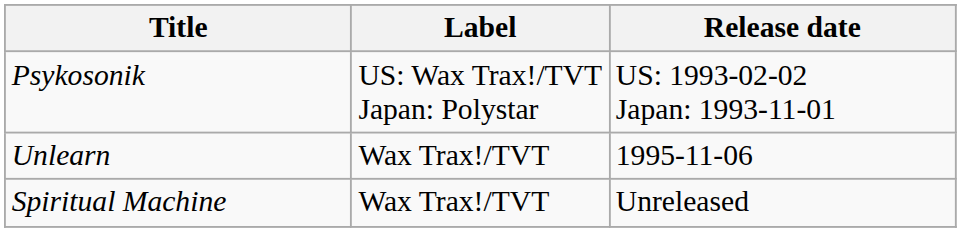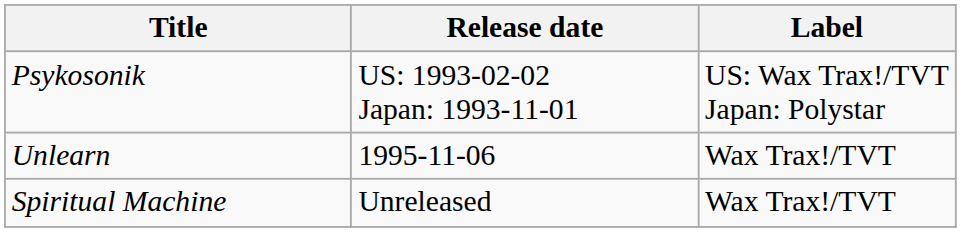columns swapped: (782, 27) <-> (480, 27)
